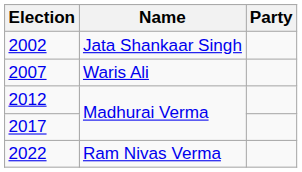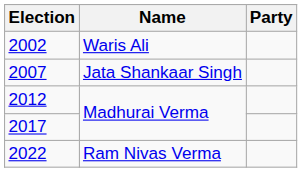(162, 45) Jata Shankaar Singh -> (116, 45) Waris Ali
(116, 72) Waris Ali -> (162, 72) Jata Shankaar Singh
